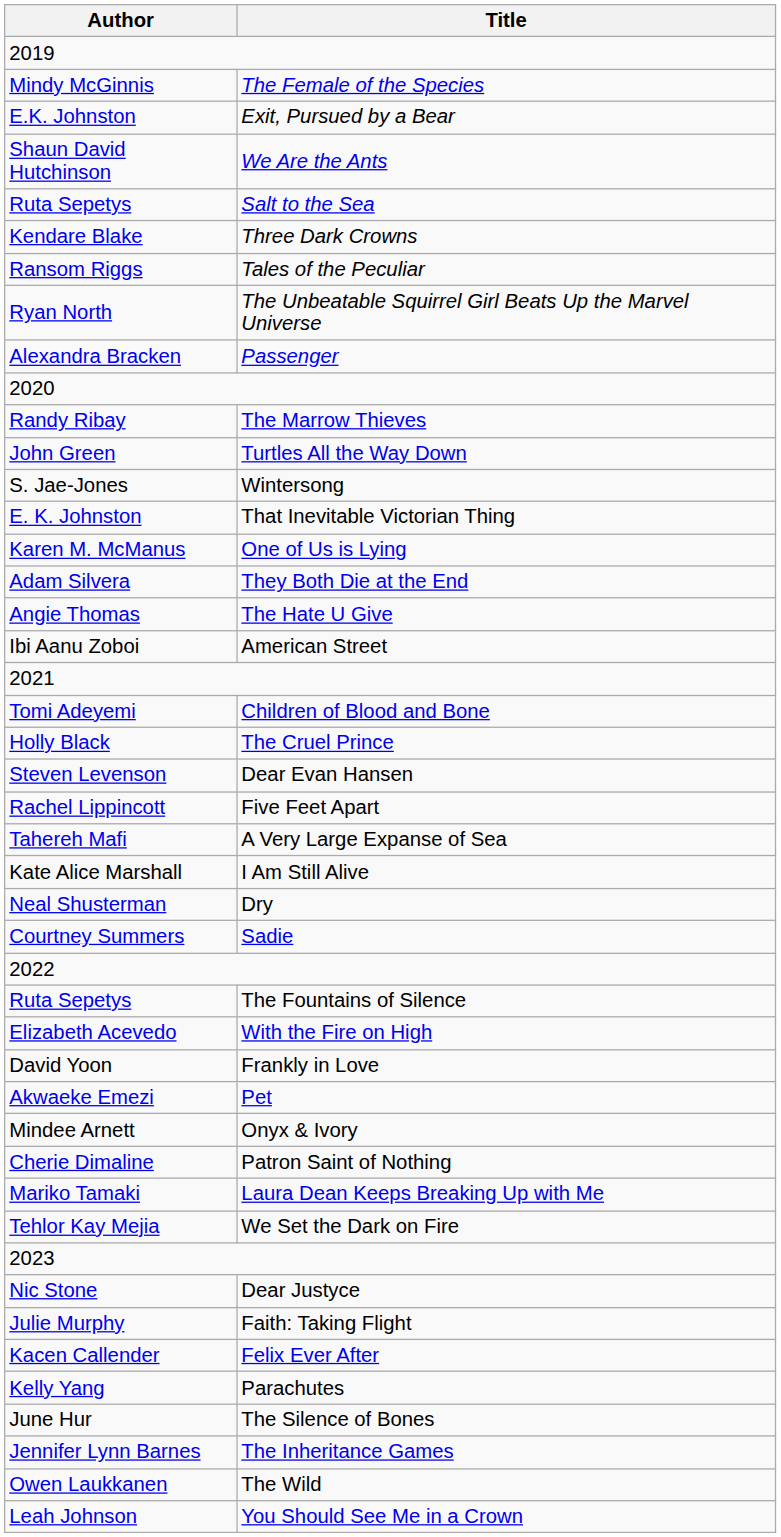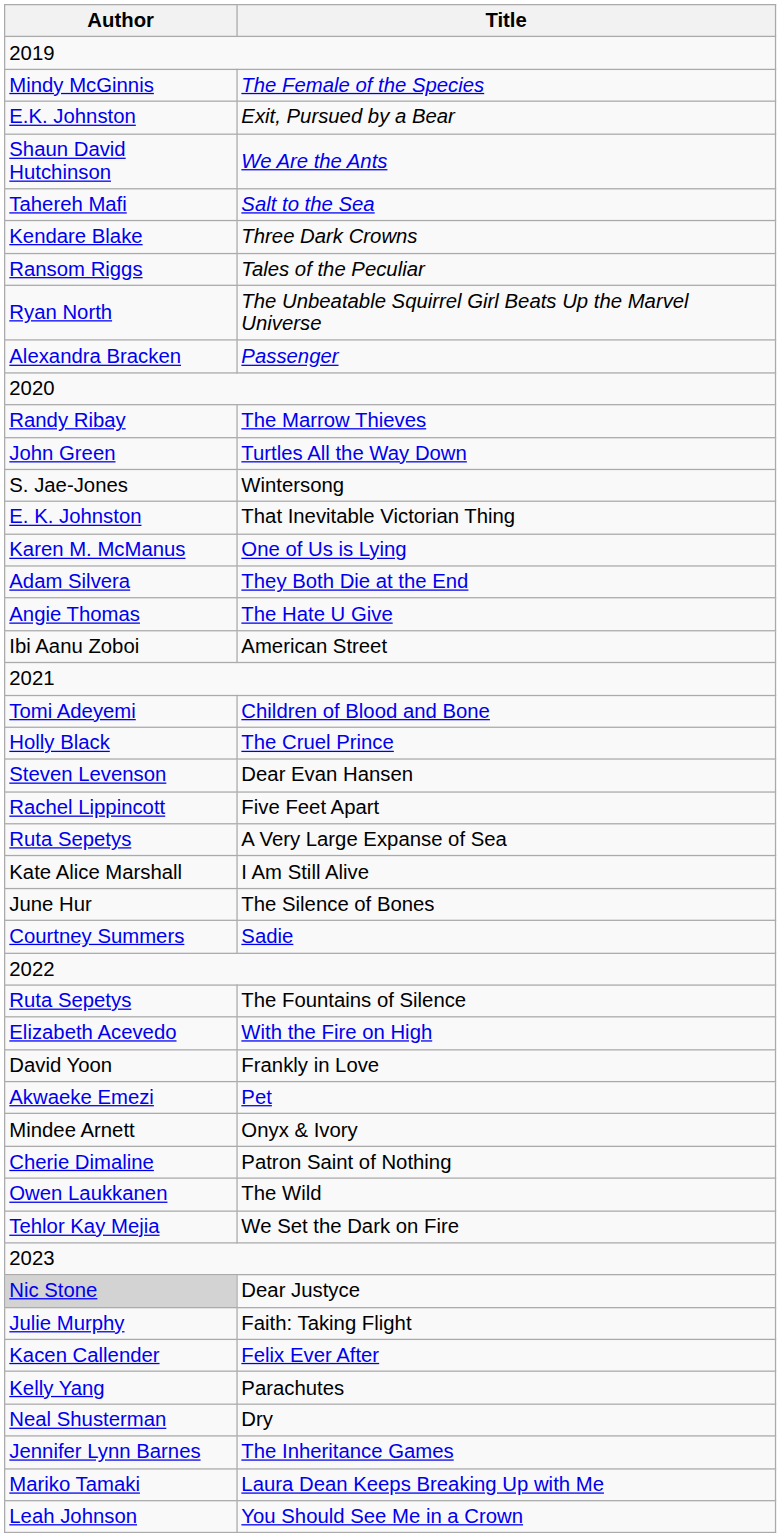(70, 204) Ruta Sepetys -> (68, 204) Tahereh Mafi
(68, 839) Tahereh Mafi -> (70, 839) Ruta Sepetys
rows swapped: (257, 904) <-> (338, 1419)
rows swapped: (423, 1194) <-> (281, 1484)
(53, 1290) no background -> (53, 1290) lightgrey background
